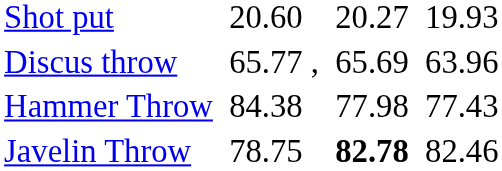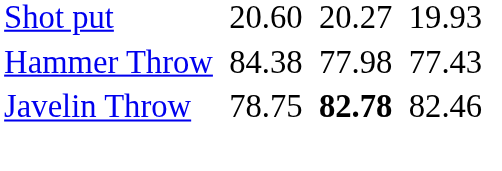- row: (91, 61)
